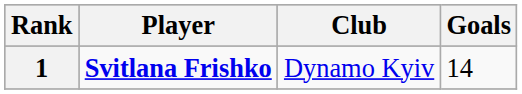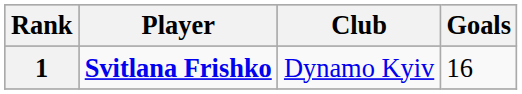(460, 67) 14 -> (460, 67) 16
